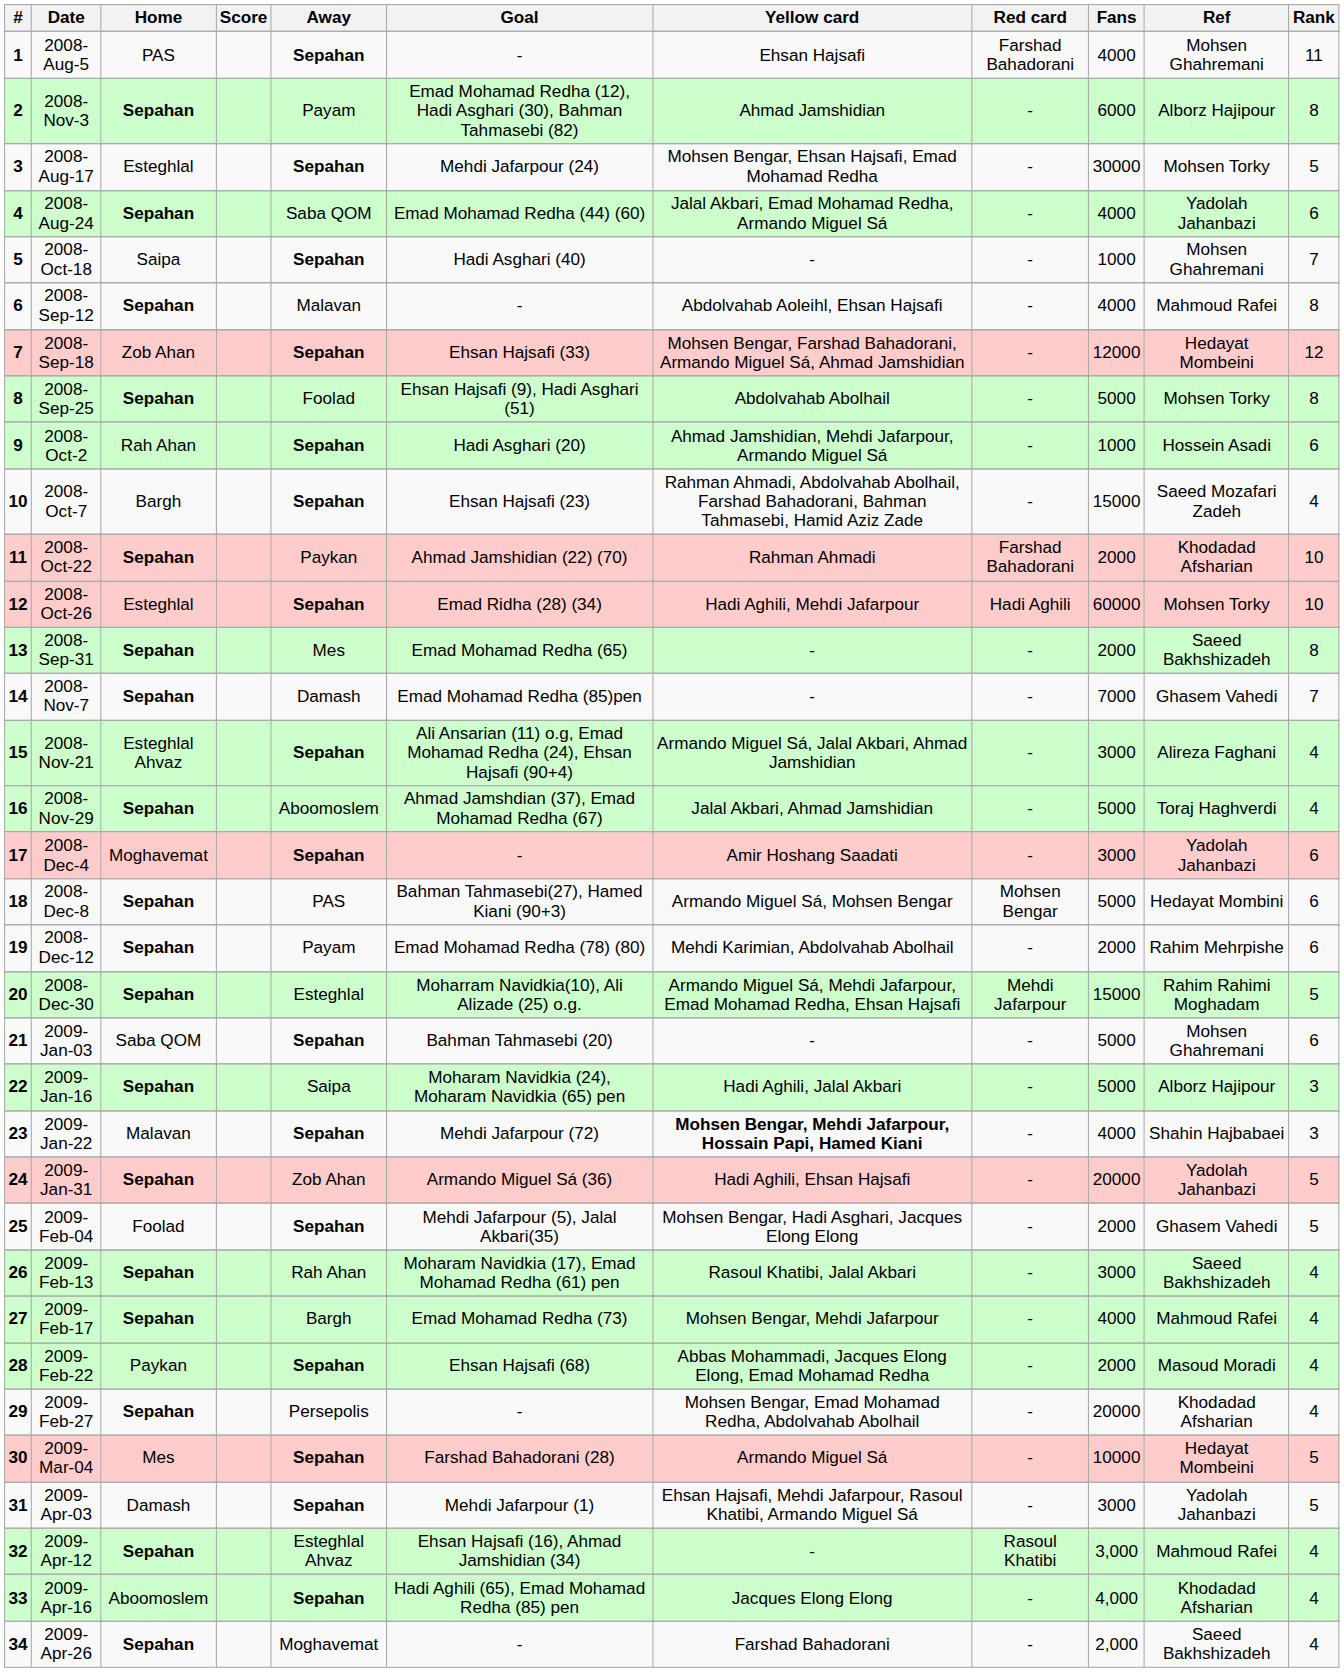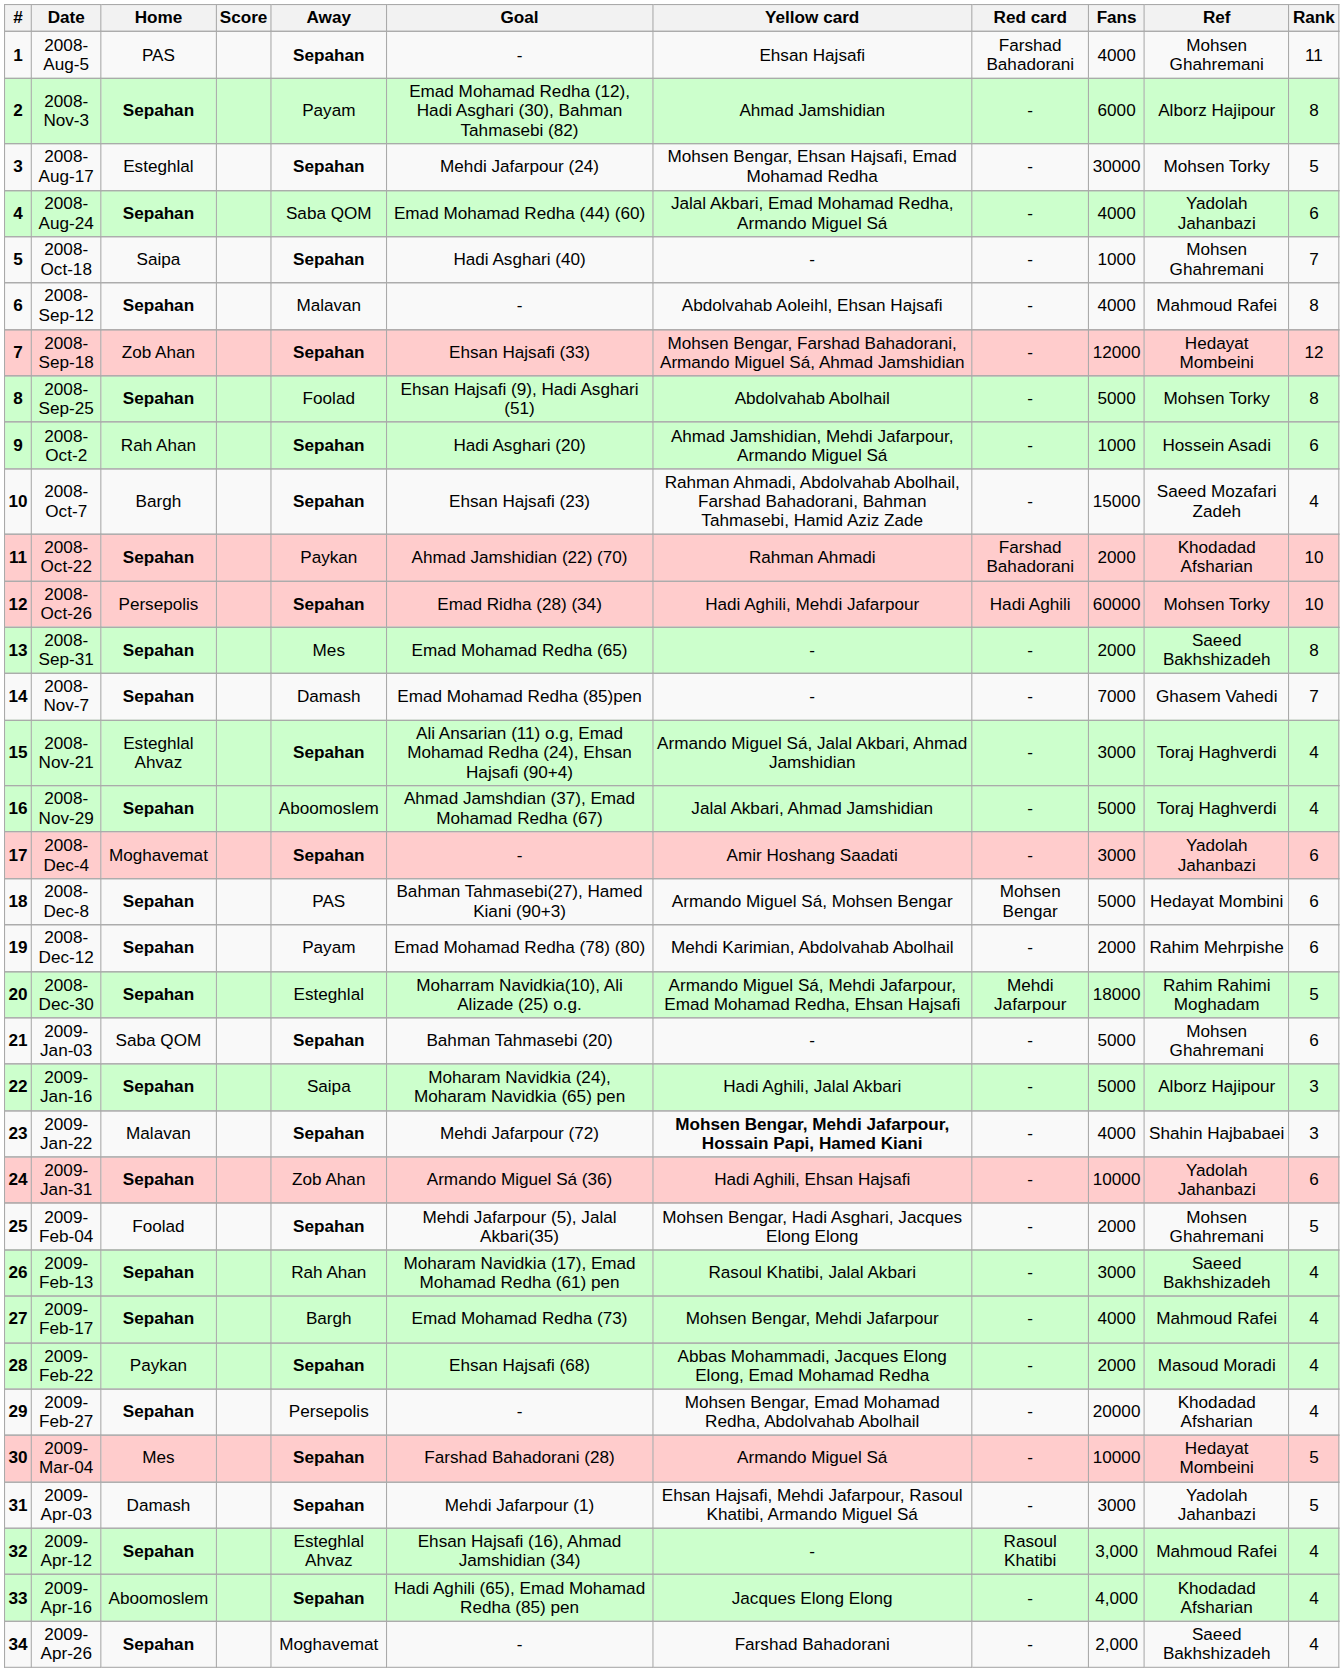(158, 603) Esteghlal -> (158, 603) Persepolis
(1217, 752) Alireza Faghani -> (1217, 752) Toraj Haghverdi
(1117, 994) 15000 -> (1117, 994) 18000
(1117, 1180) 20000 -> (1117, 1180) 10000
(1314, 1180) 5 -> (1314, 1180) 6
(1217, 1226) Ghasem Vahedi -> (1217, 1226) Mohsen Ghahremani
